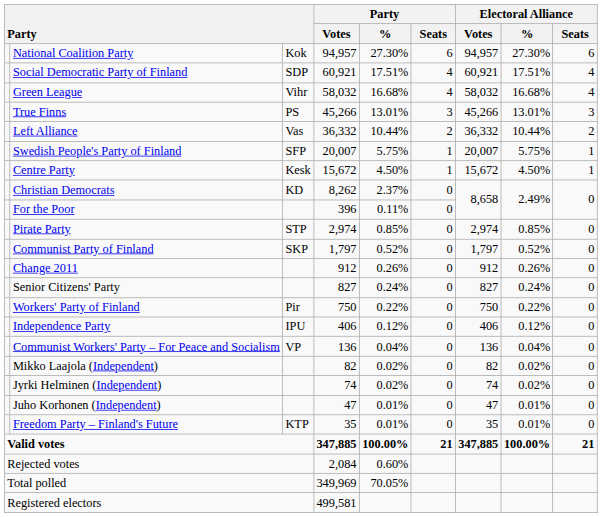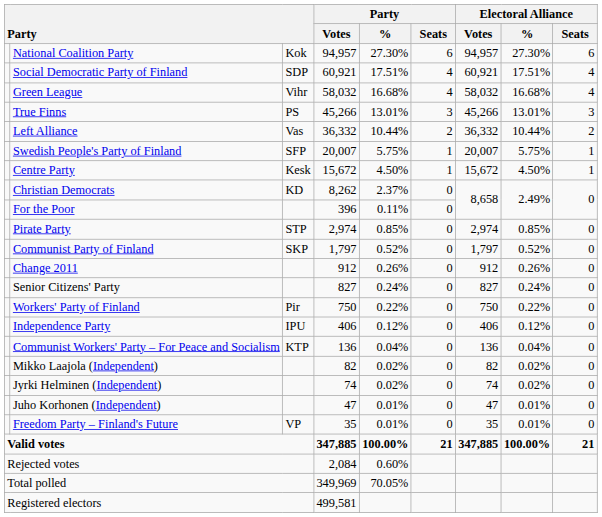(293, 346) VP -> (297, 346) KTP
(297, 424) KTP -> (293, 424) VP
